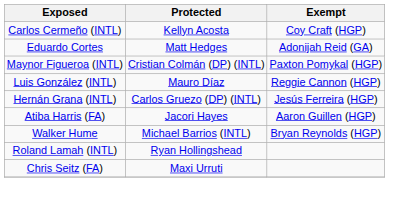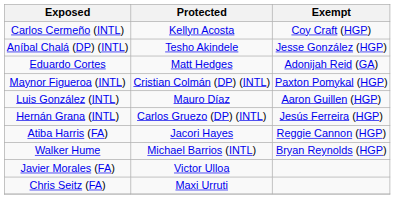+ row: (68, 47)
(326, 82) Reggie Cannon (HGP) -> (331, 99) Aaron Guillen (HGP)
(326, 116) Aaron Guillen (HGP) -> (331, 133) Reggie Cannon (HGP)
- row: (65, 151)
+ row: (68, 168)
